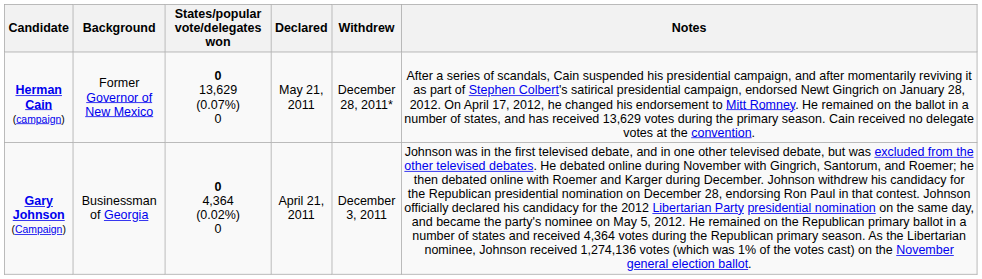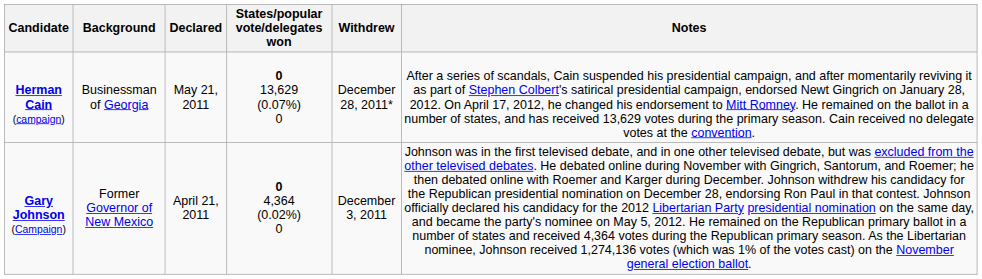columns swapped: (301, 28) <-> (218, 28)
(119, 97) Former Governor of New Mexico -> (119, 97) Businessman of Georgia
(119, 208) Businessman of Georgia -> (119, 208) Former Governor of New Mexico
